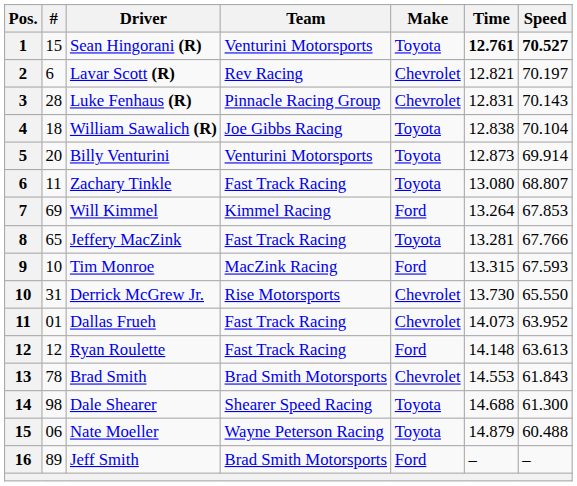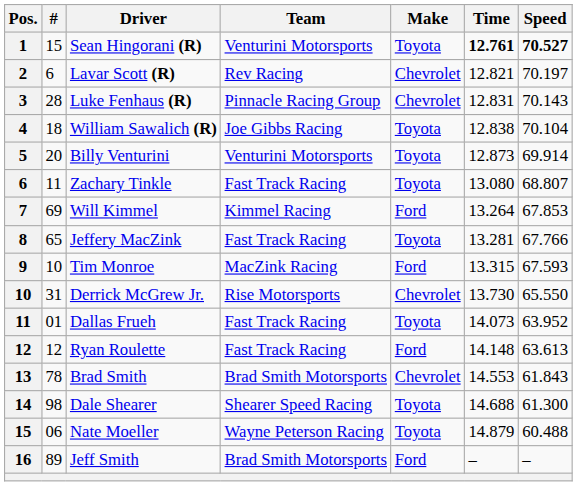(428, 321) Chevrolet -> (418, 321) Toyota
